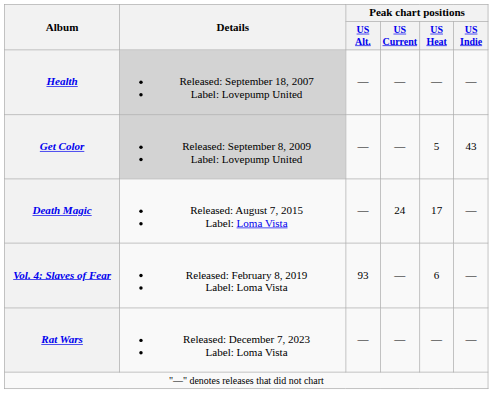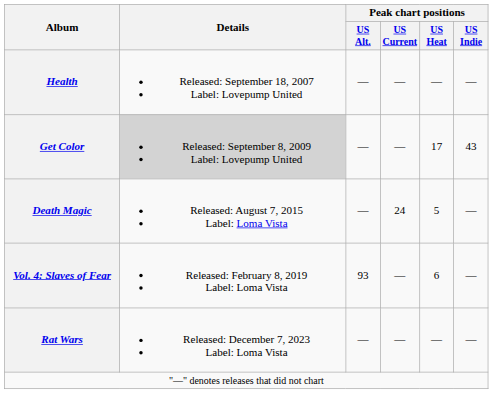(233, 88) lightgrey background -> (233, 88) no background
(437, 146) 5 -> (437, 146) 17
(437, 211) 17 -> (437, 211) 5
